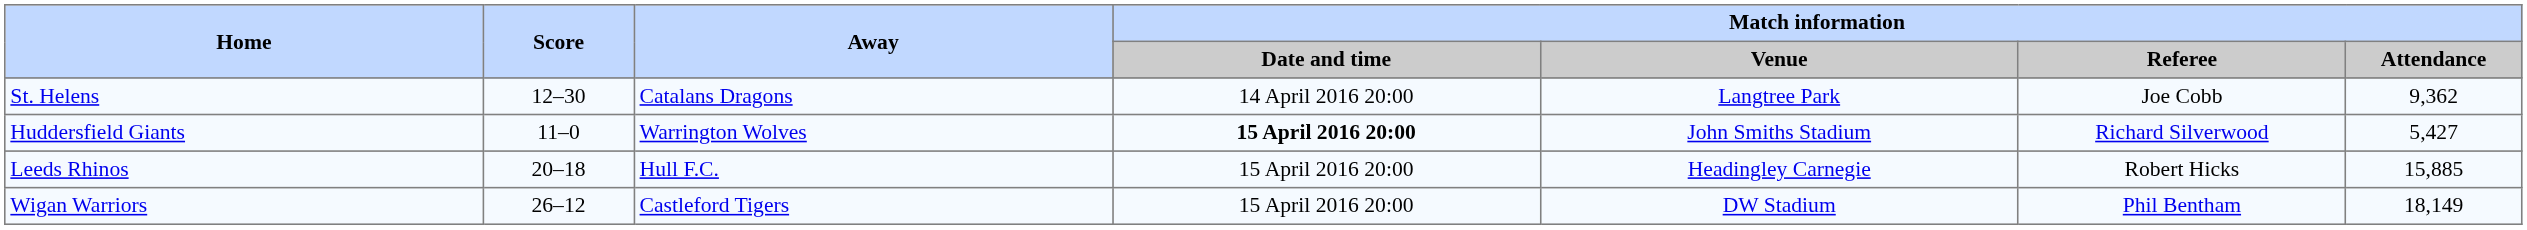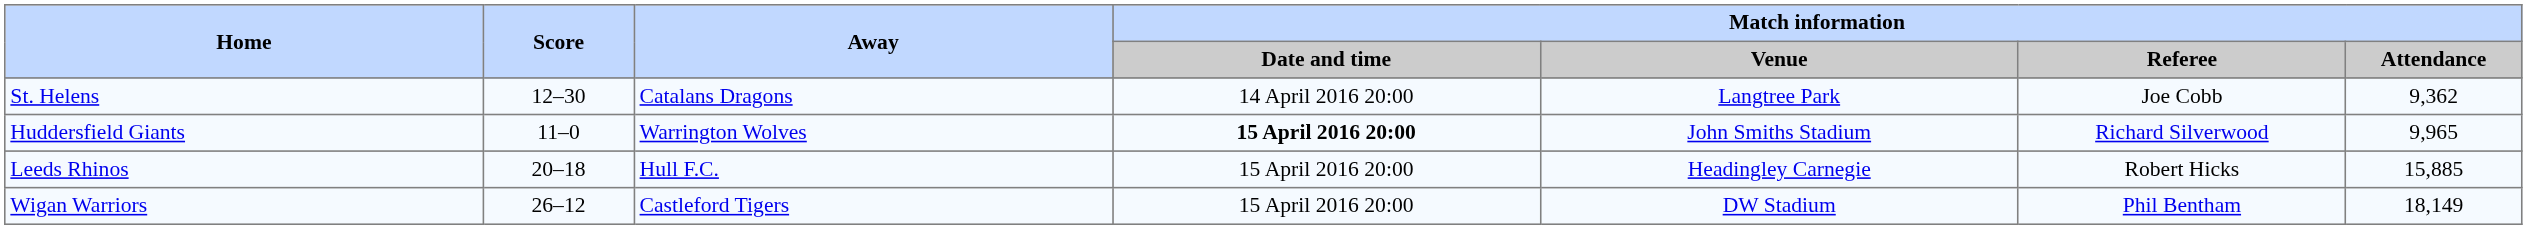(2434, 132) 5,427 -> (2434, 132) 9,965
